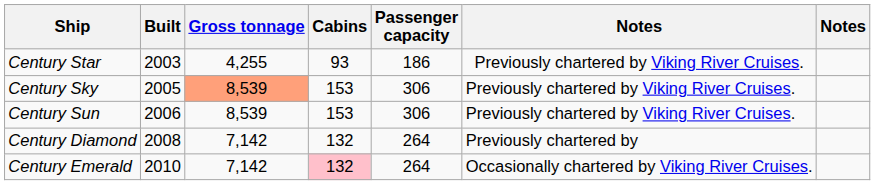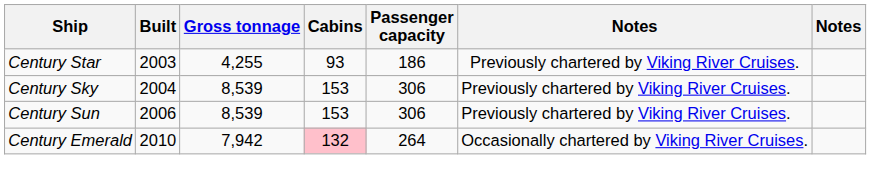(162, 88) 2005 -> (158, 88) 2004
(247, 88) lightsalmon background -> (242, 88) no background
- row: (72, 140)
(247, 166) 7,142 -> (242, 140) 7,942
